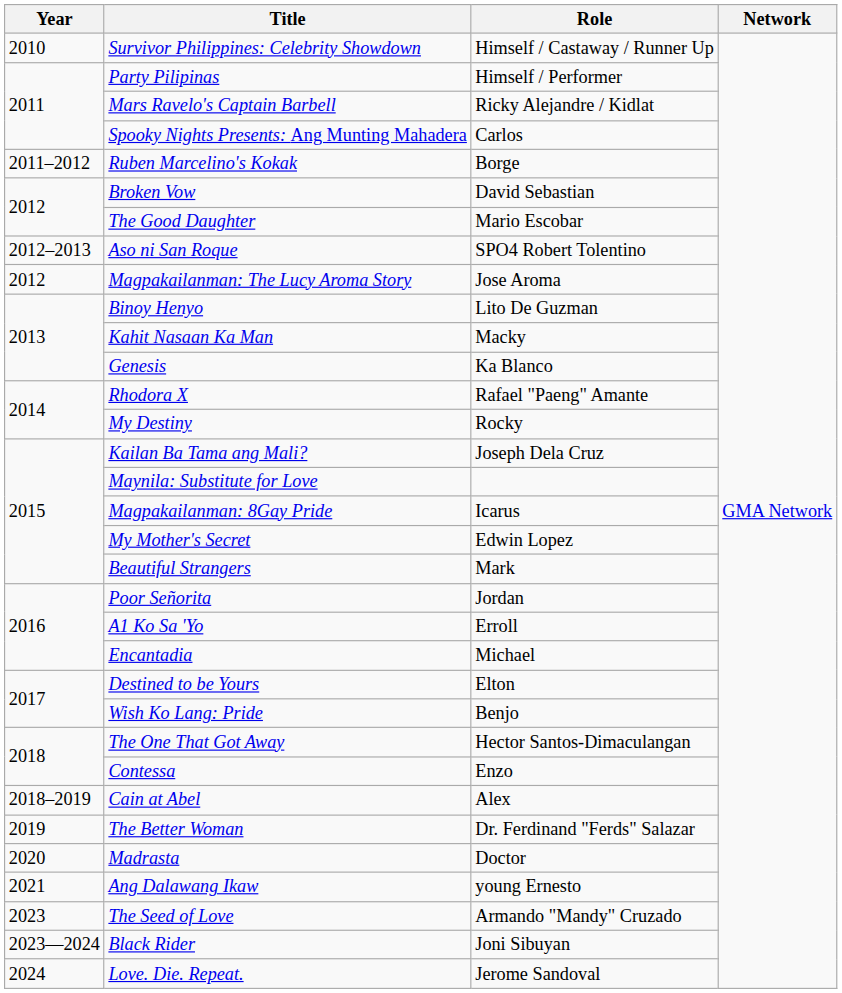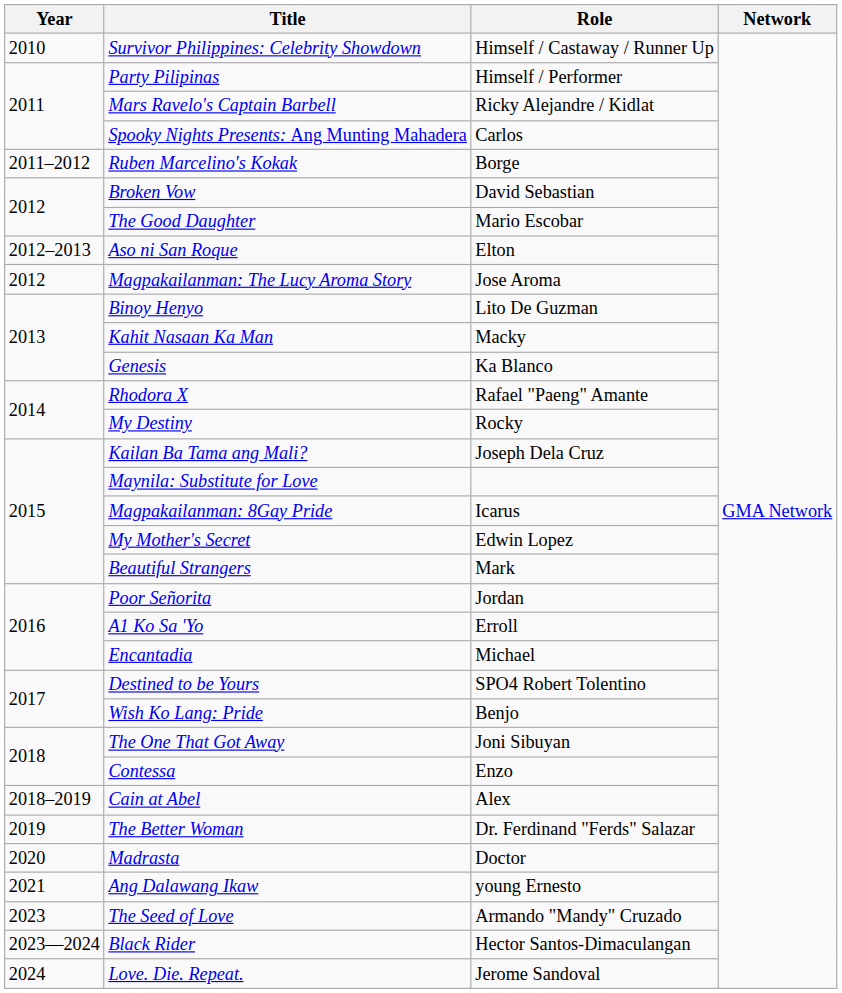(561, 250) SPO4 Robert Tolentino -> (495, 250) Elton
(495, 684) Elton -> (561, 684) SPO4 Robert Tolentino
(583, 742) Hector Santos-Dimaculangan -> (523, 742) Joni Sibuyan
(523, 944) Joni Sibuyan -> (583, 944) Hector Santos-Dimaculangan
